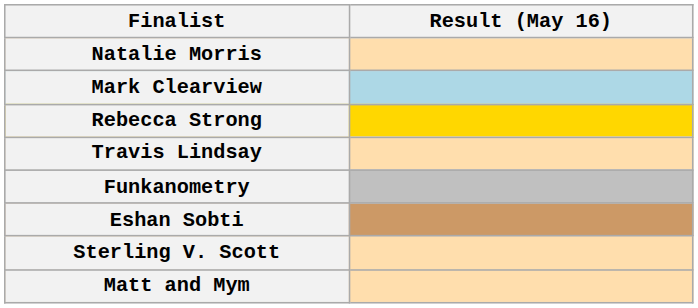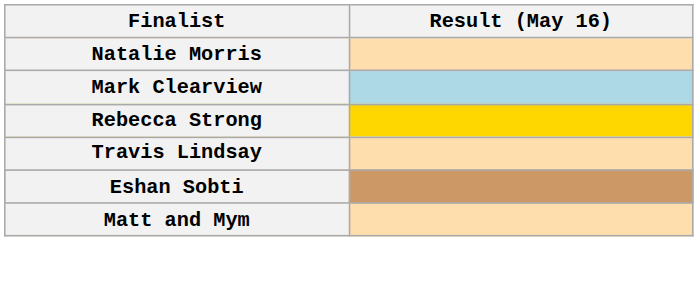- row: (177, 187)
- row: (177, 253)
